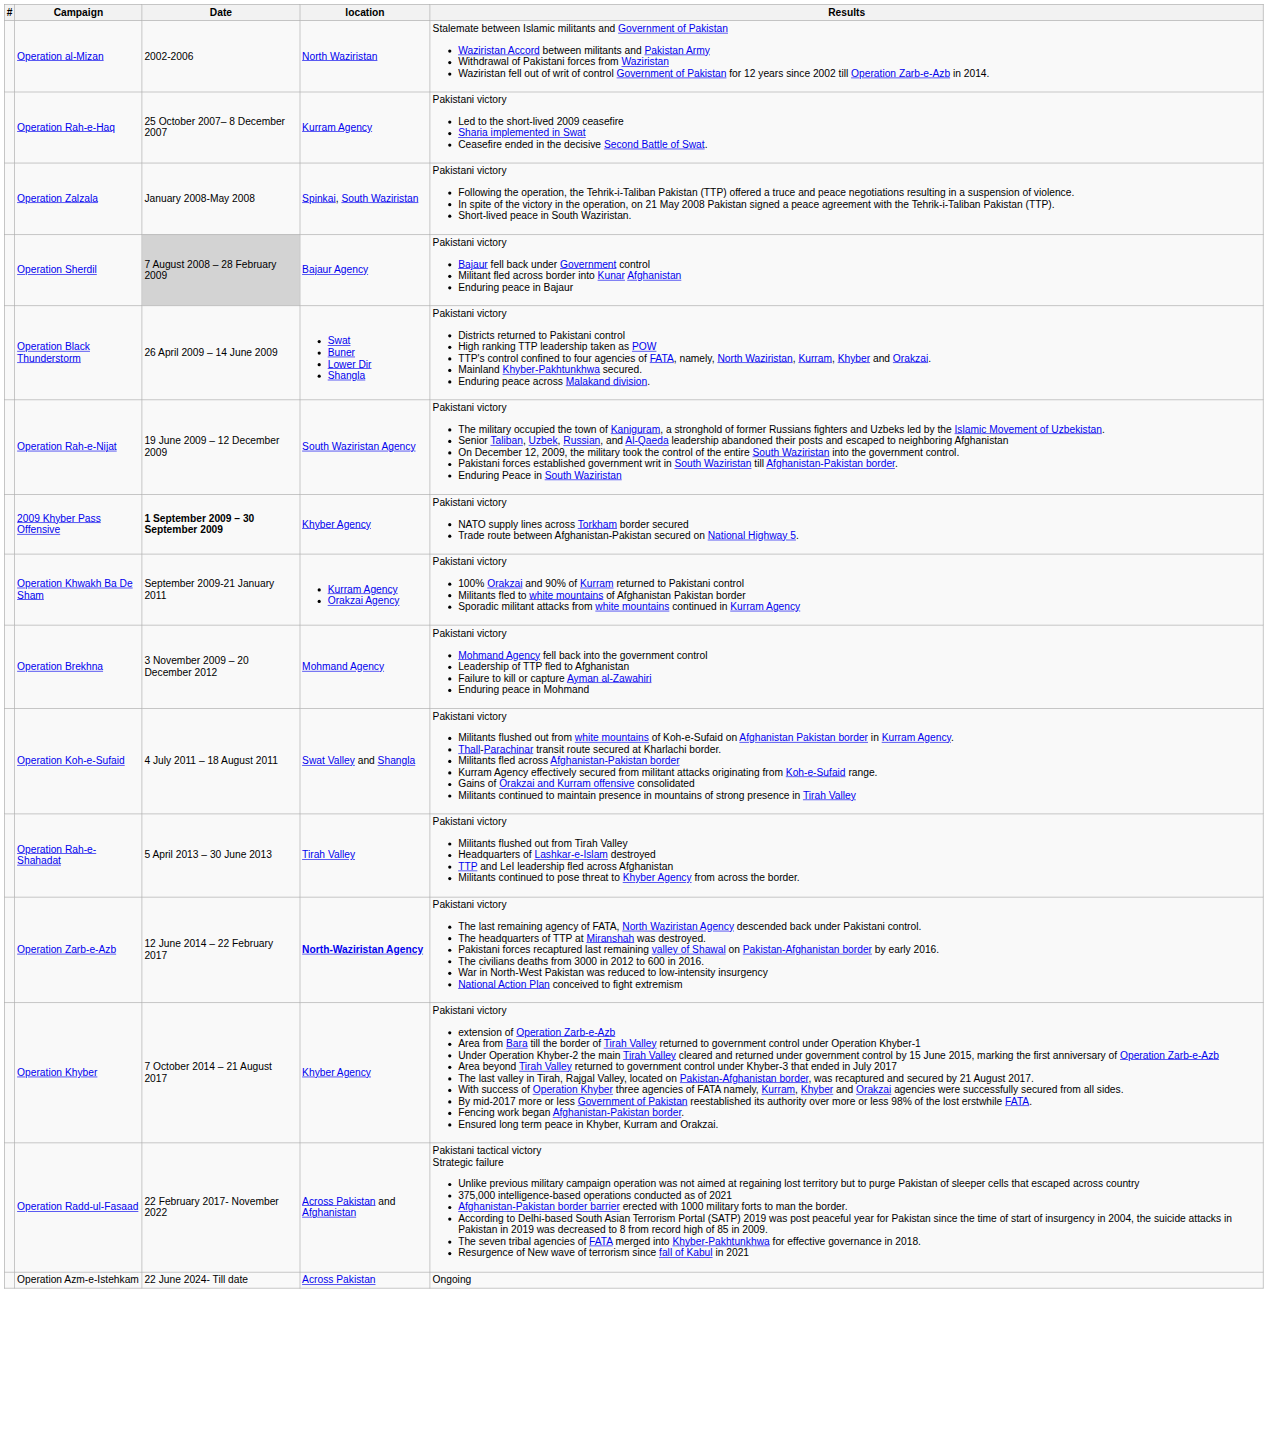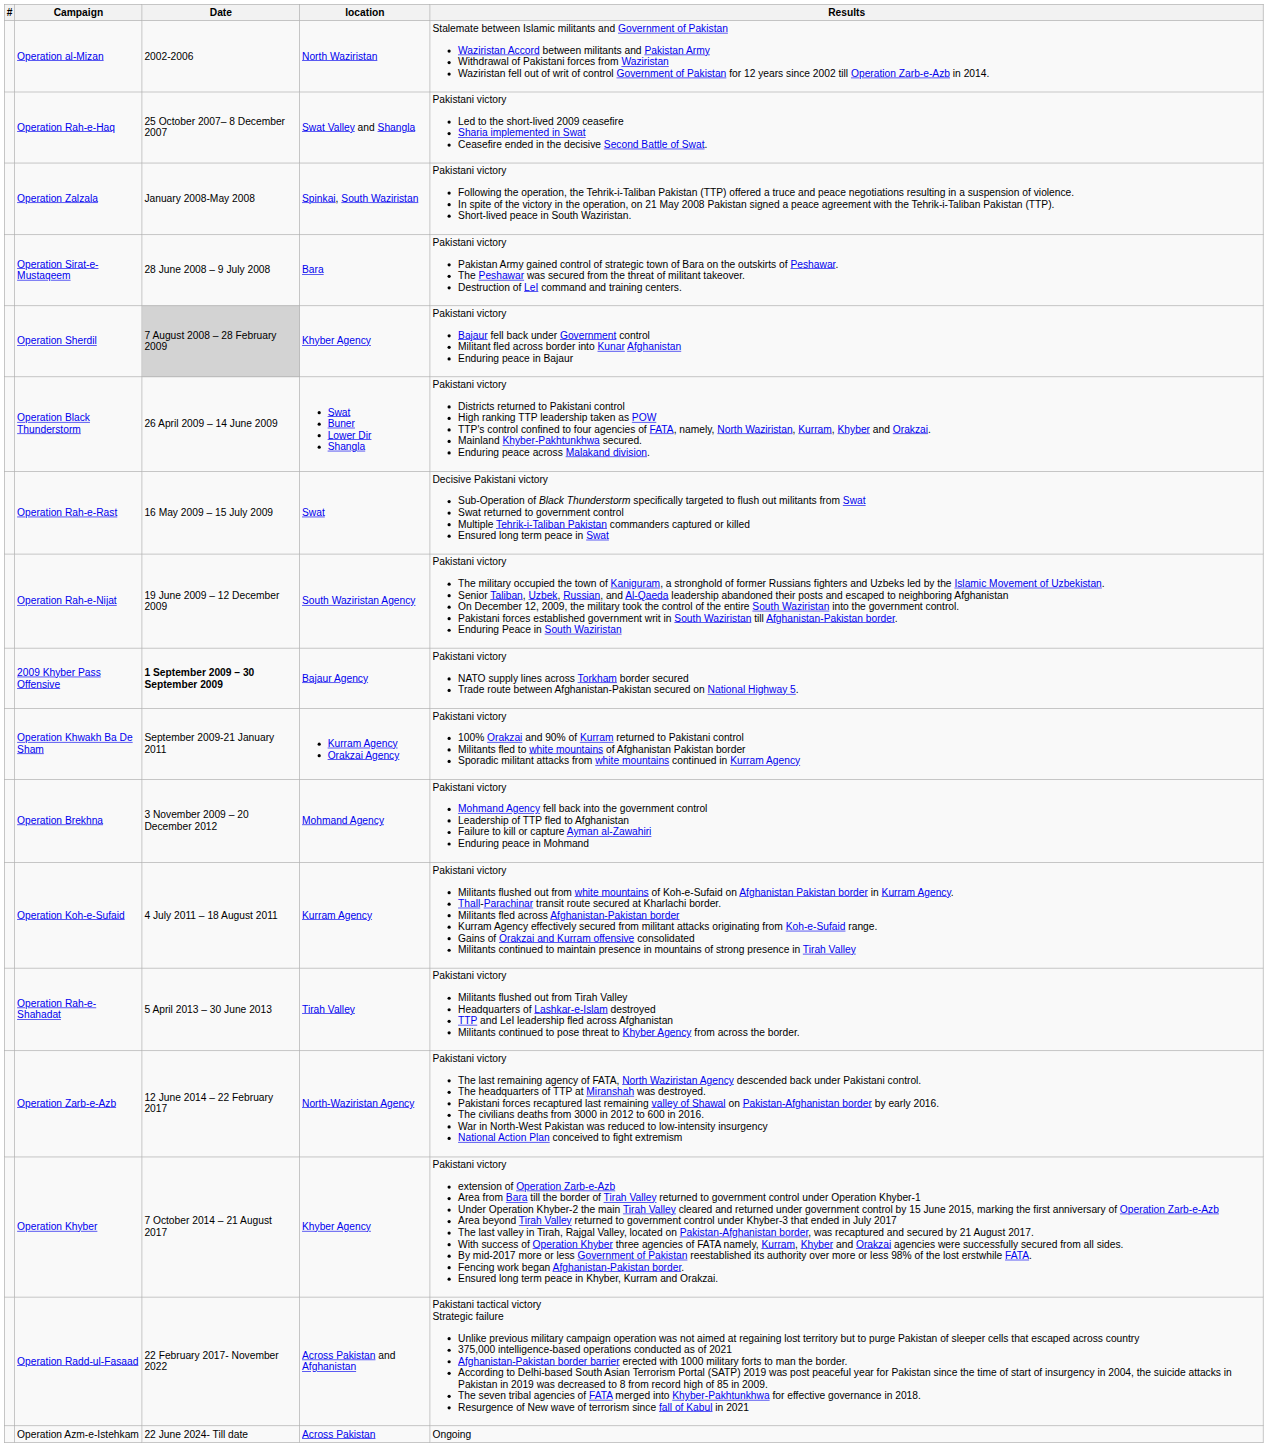(337, 127) Kurram Agency -> (359, 127) Swat Valley and Shangla
+ row: (58, 270)
(335, 270) Bajaur Agency -> (336, 341) Khyber Agency
+ row: (67, 512)
(337, 524) Khyber Agency -> (335, 678) Bajaur Agency
(359, 761) Swat Valley and Shangla -> (337, 915) Kurram Agency
(363, 949) bold -> (358, 1103) normal
